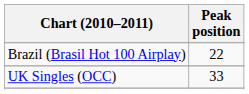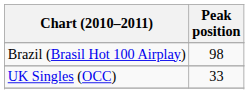(216, 54) 22 -> (216, 54) 98
